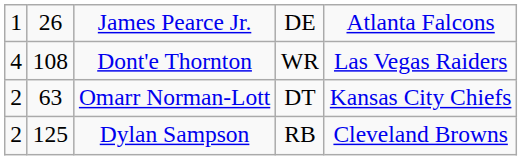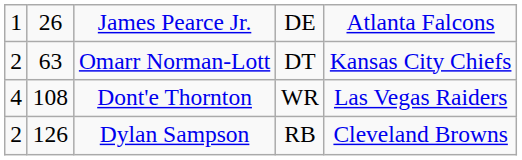rows swapped: (175, 97) <-> (175, 60)
(50, 135) 125 -> (50, 135) 126
